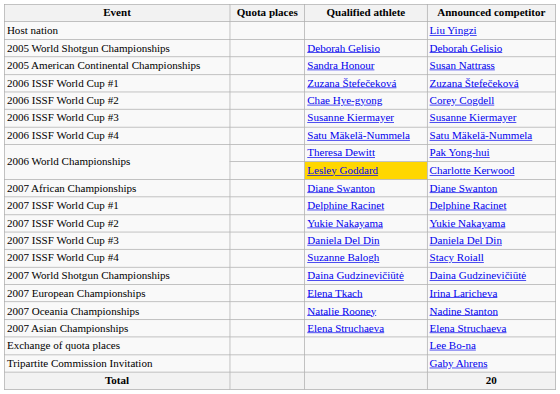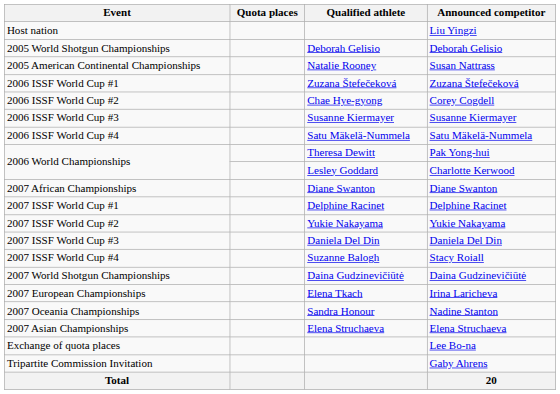(341, 65) Sandra Honour -> (342, 65) Natalie Rooney
(343, 170) gold background -> (343, 170) no background
(342, 310) Natalie Rooney -> (341, 310) Sandra Honour
